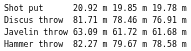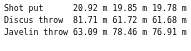(130, 21) 78.46 m -> (130, 21) 61.72 m
(169, 21) 76.91 m -> (169, 21) 61.68 m
(130, 33) 61.72 m -> (130, 33) 78.46 m
(169, 33) 61.68 m -> (169, 33) 76.91 m
- row: (33, 45)
